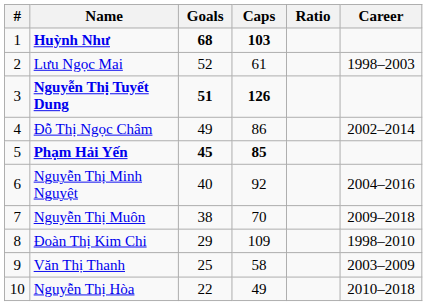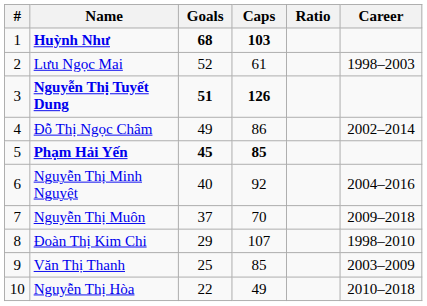(205, 217) 38 -> (205, 217) 37
(259, 241) 109 -> (259, 241) 107
(259, 264) 58 -> (259, 264) 85
